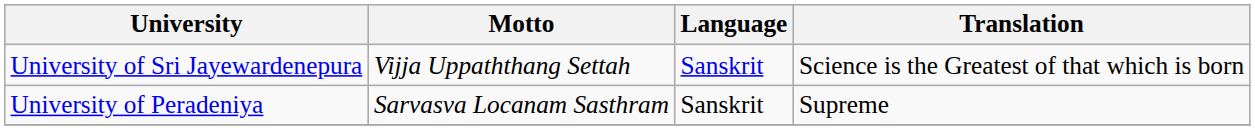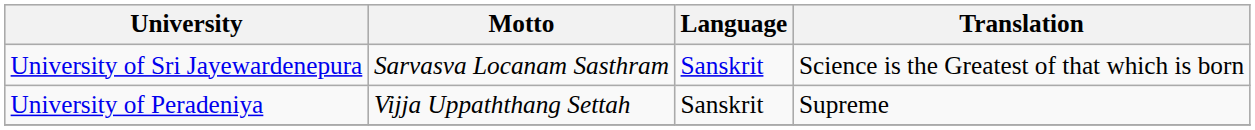(502, 64) Vijja Uppaththang Settah -> (521, 64) Sarvasva Locanam Sasthram
(521, 104) Sarvasva Locanam Sasthram -> (502, 104) Vijja Uppaththang Settah
